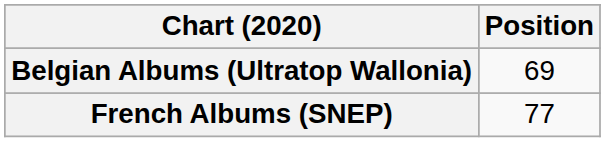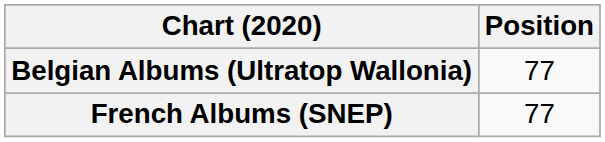(539, 70) 69 -> (539, 70) 77
